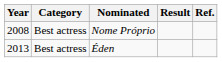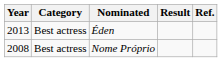rows swapped: (123, 30) <-> (103, 48)
